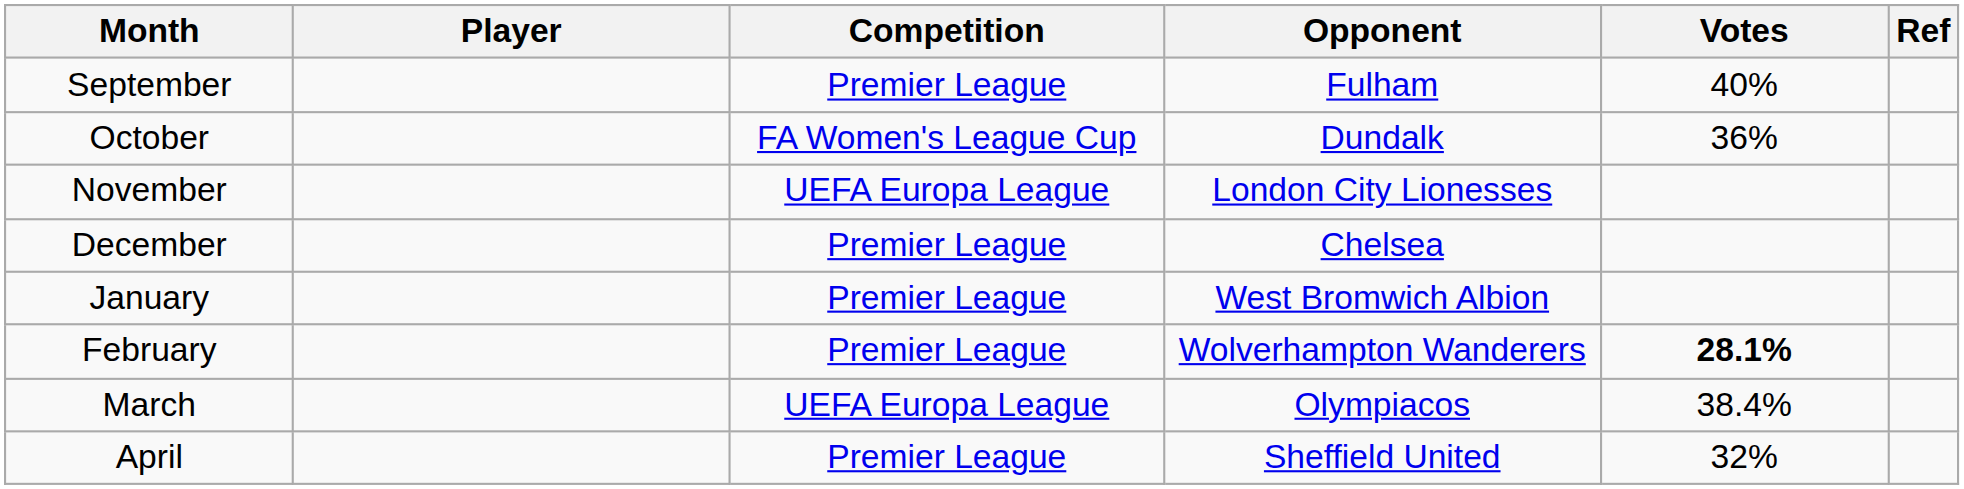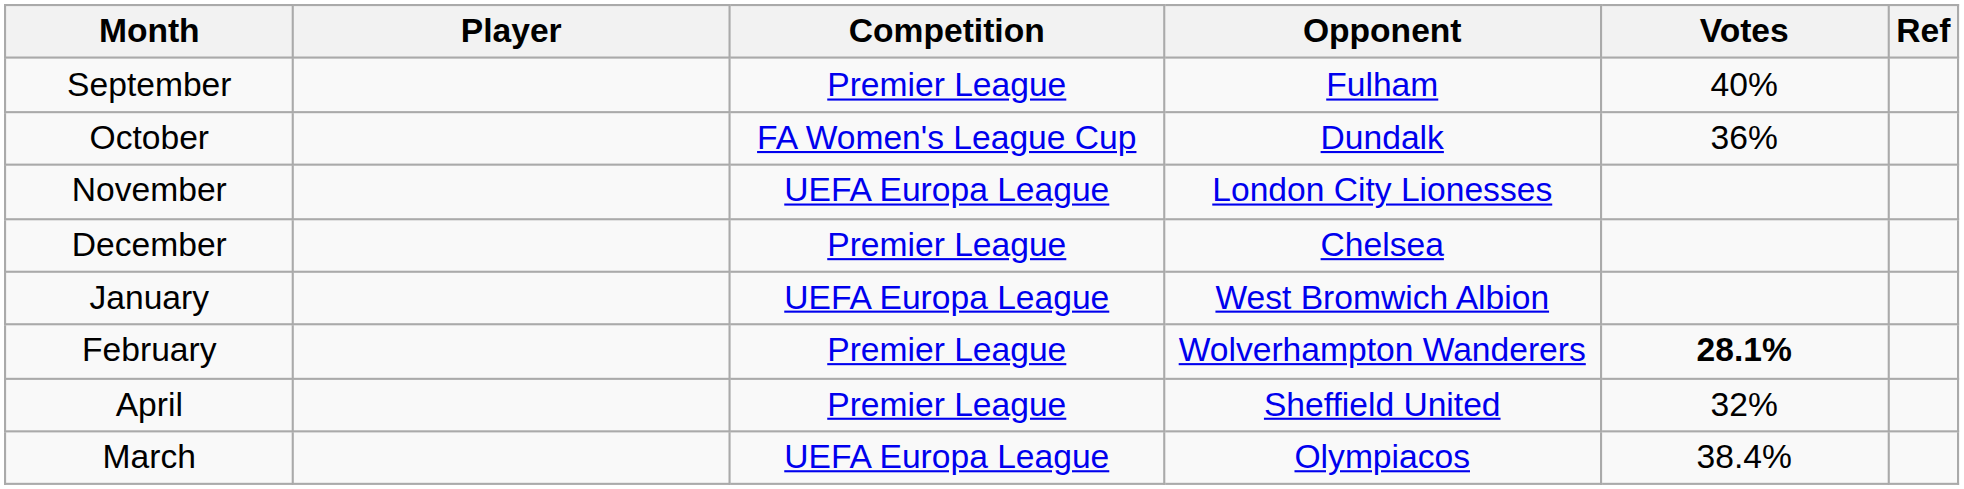(947, 297) Premier League -> (947, 297) UEFA Europa League
rows swapped: (149, 404) <-> (149, 457)
